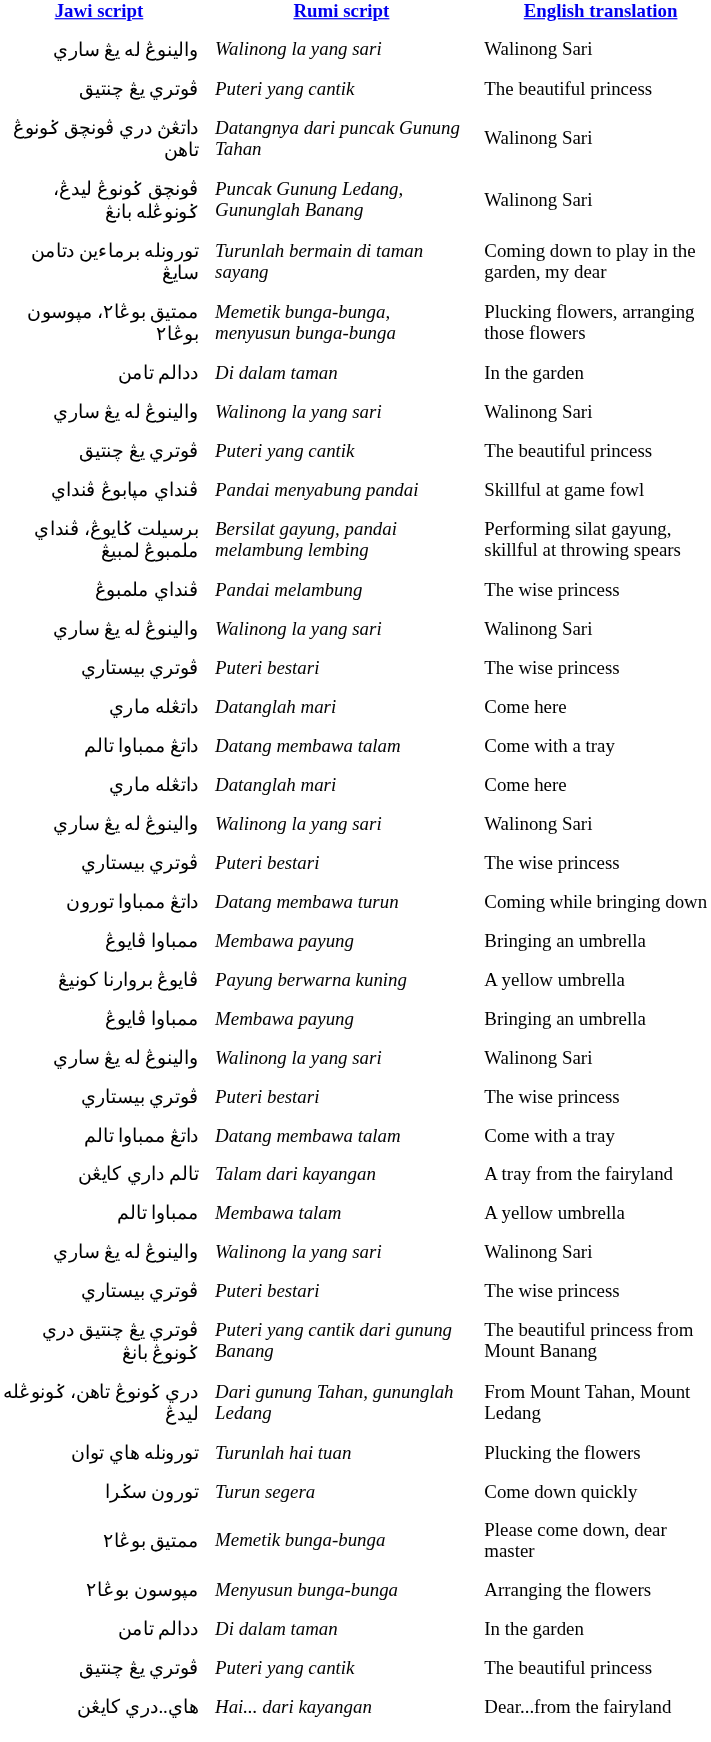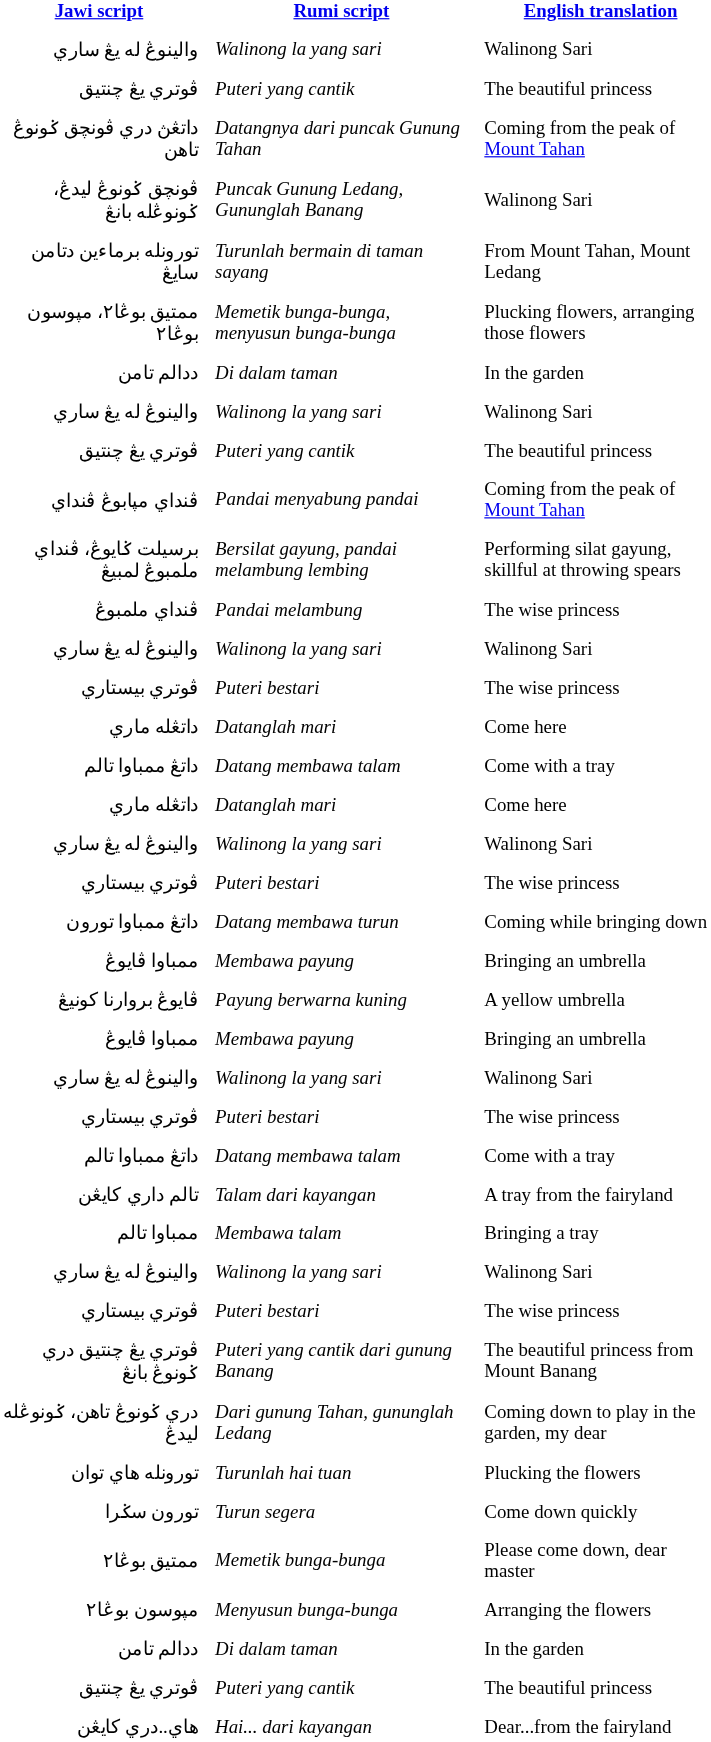(538, 138) Walinong Sari -> (580, 138) Coming from the peak of Mount Tahan
(590, 261) Coming down to play in the garden, my dear -> (587, 261) From Mount Tahan, Mount Ledang
(564, 489) Skillful at game fowl -> (580, 499) Coming from the peak of Mount Tahan
(555, 1212) A yellow umbrella -> (541, 1232) Bringing a tray
(587, 1402) From Mount Tahan, Mount Ledang -> (590, 1422) Coming down to play in the garden, my dear
